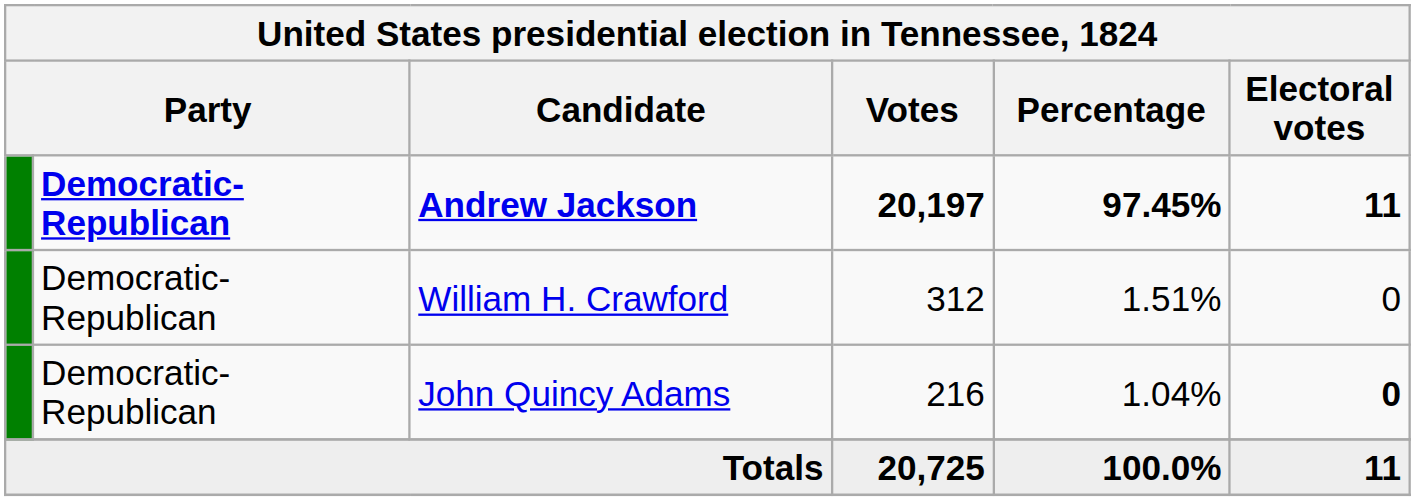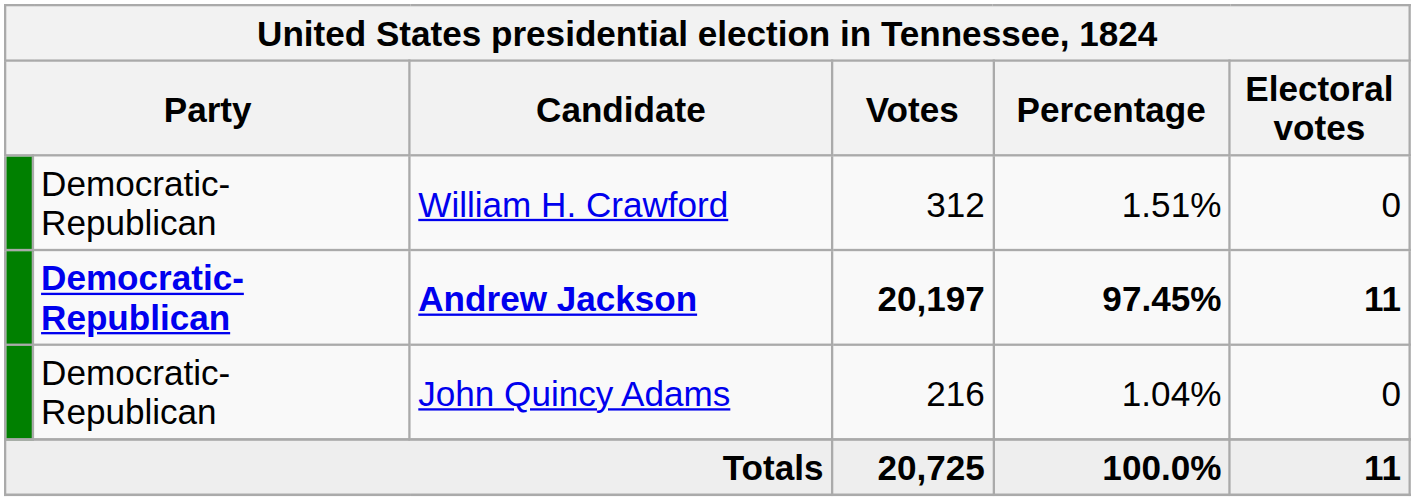rows swapped: (558, 203) <-> (573, 298)
(1391, 393) bold -> (1391, 393) normal
